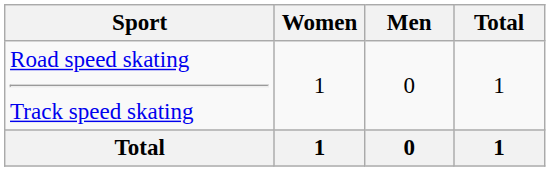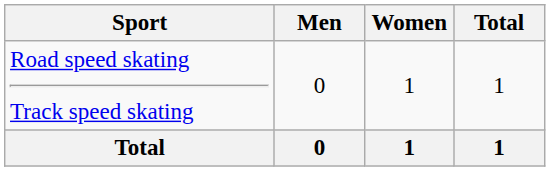columns swapped: (409, 22) <-> (319, 22)
